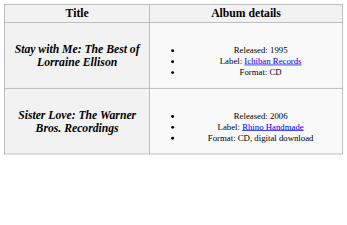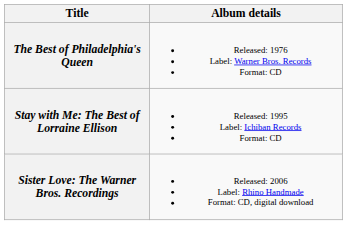+ row: (77, 55)
